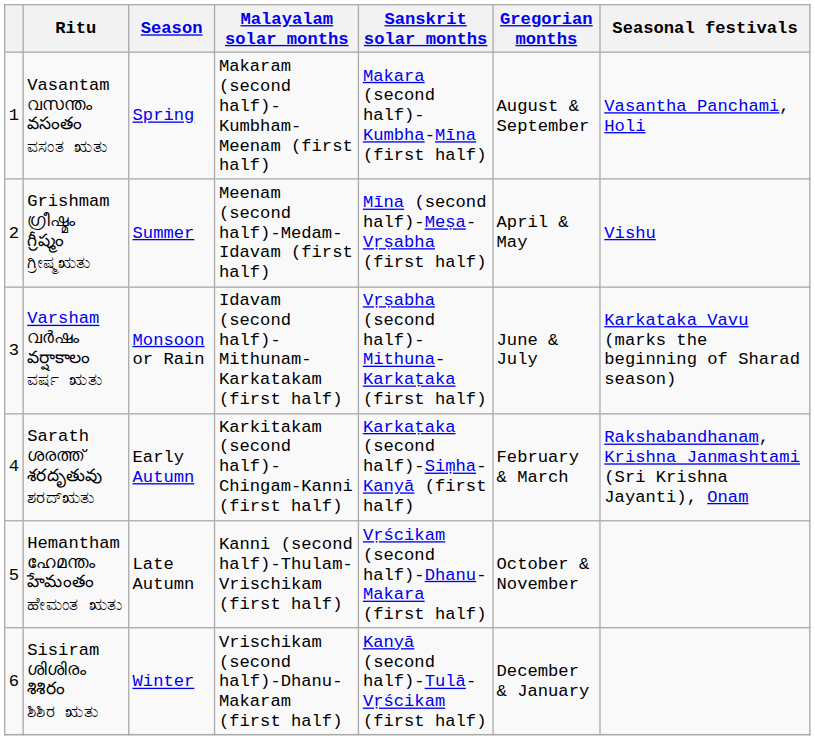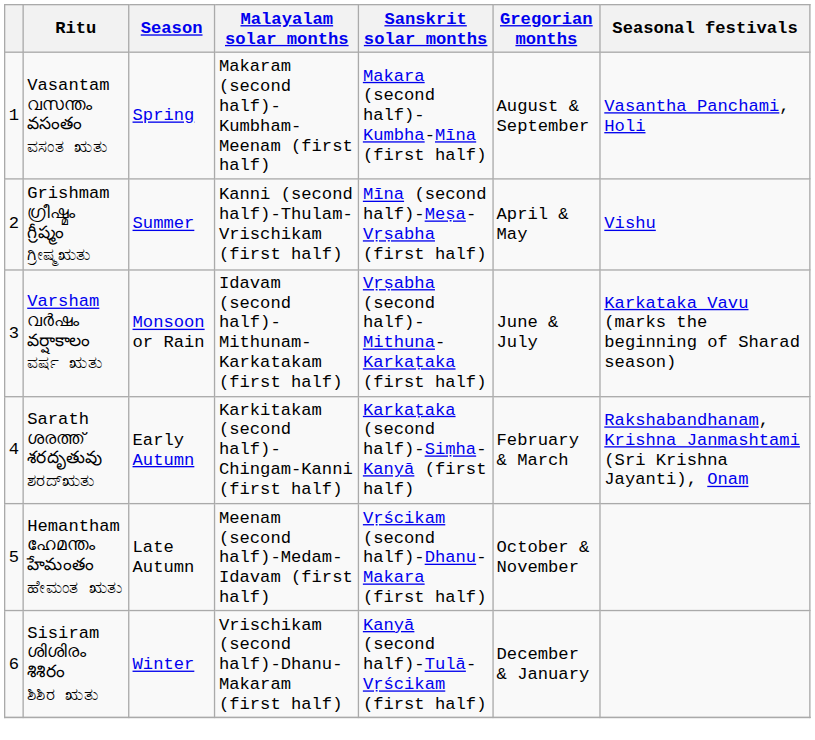(286, 233) Meenam (second half)-Medam-Idavam (first half) -> (286, 224) Kanni (second half)-Thulam-Vrischikam (first half)
(286, 574) Kanni (second half)-Thulam-Vrischikam (first half) -> (286, 557) Meenam (second half)-Medam-Idavam (first half)
